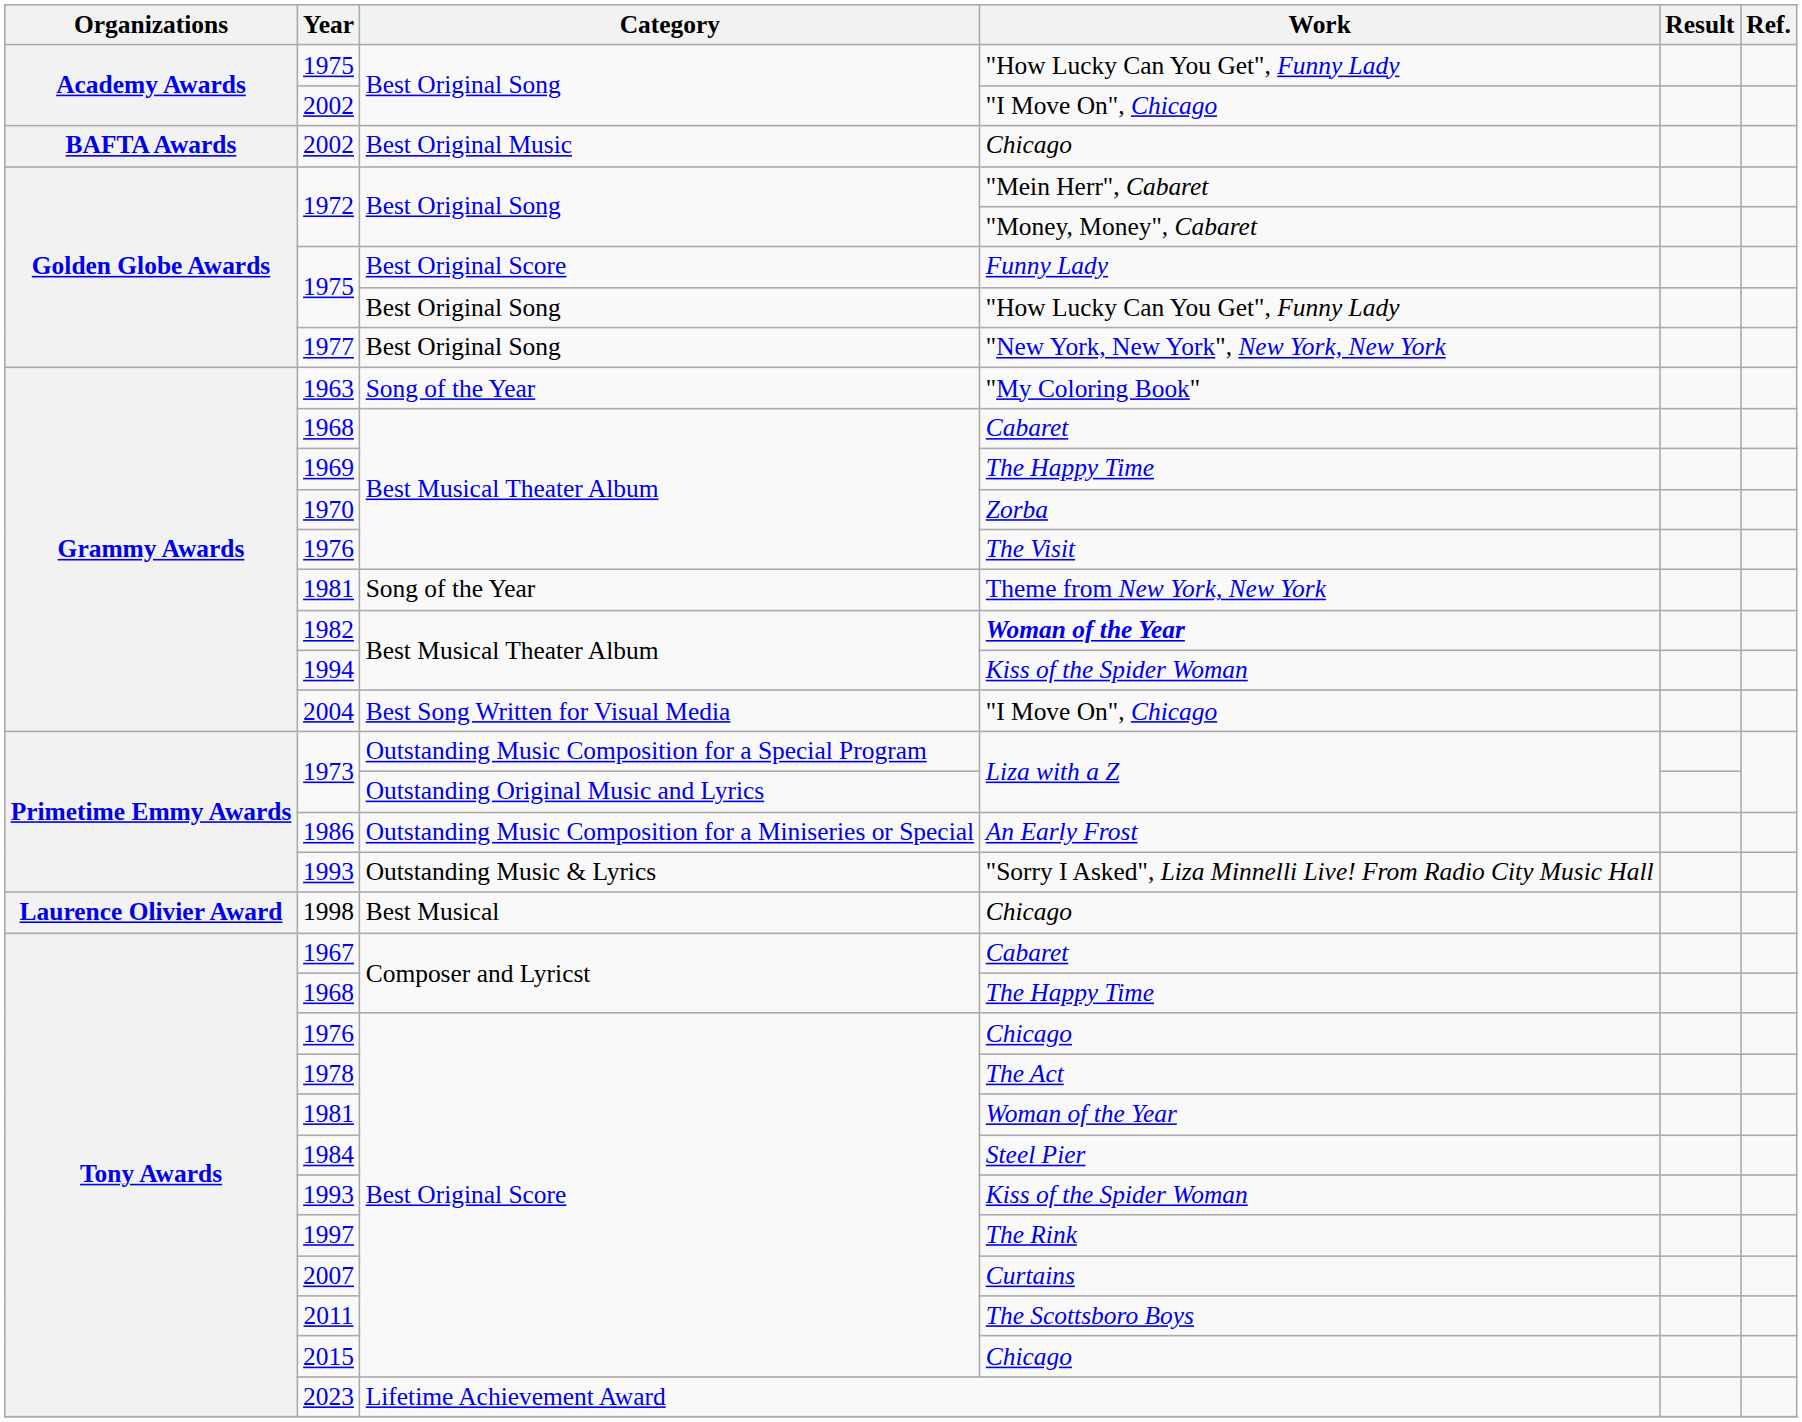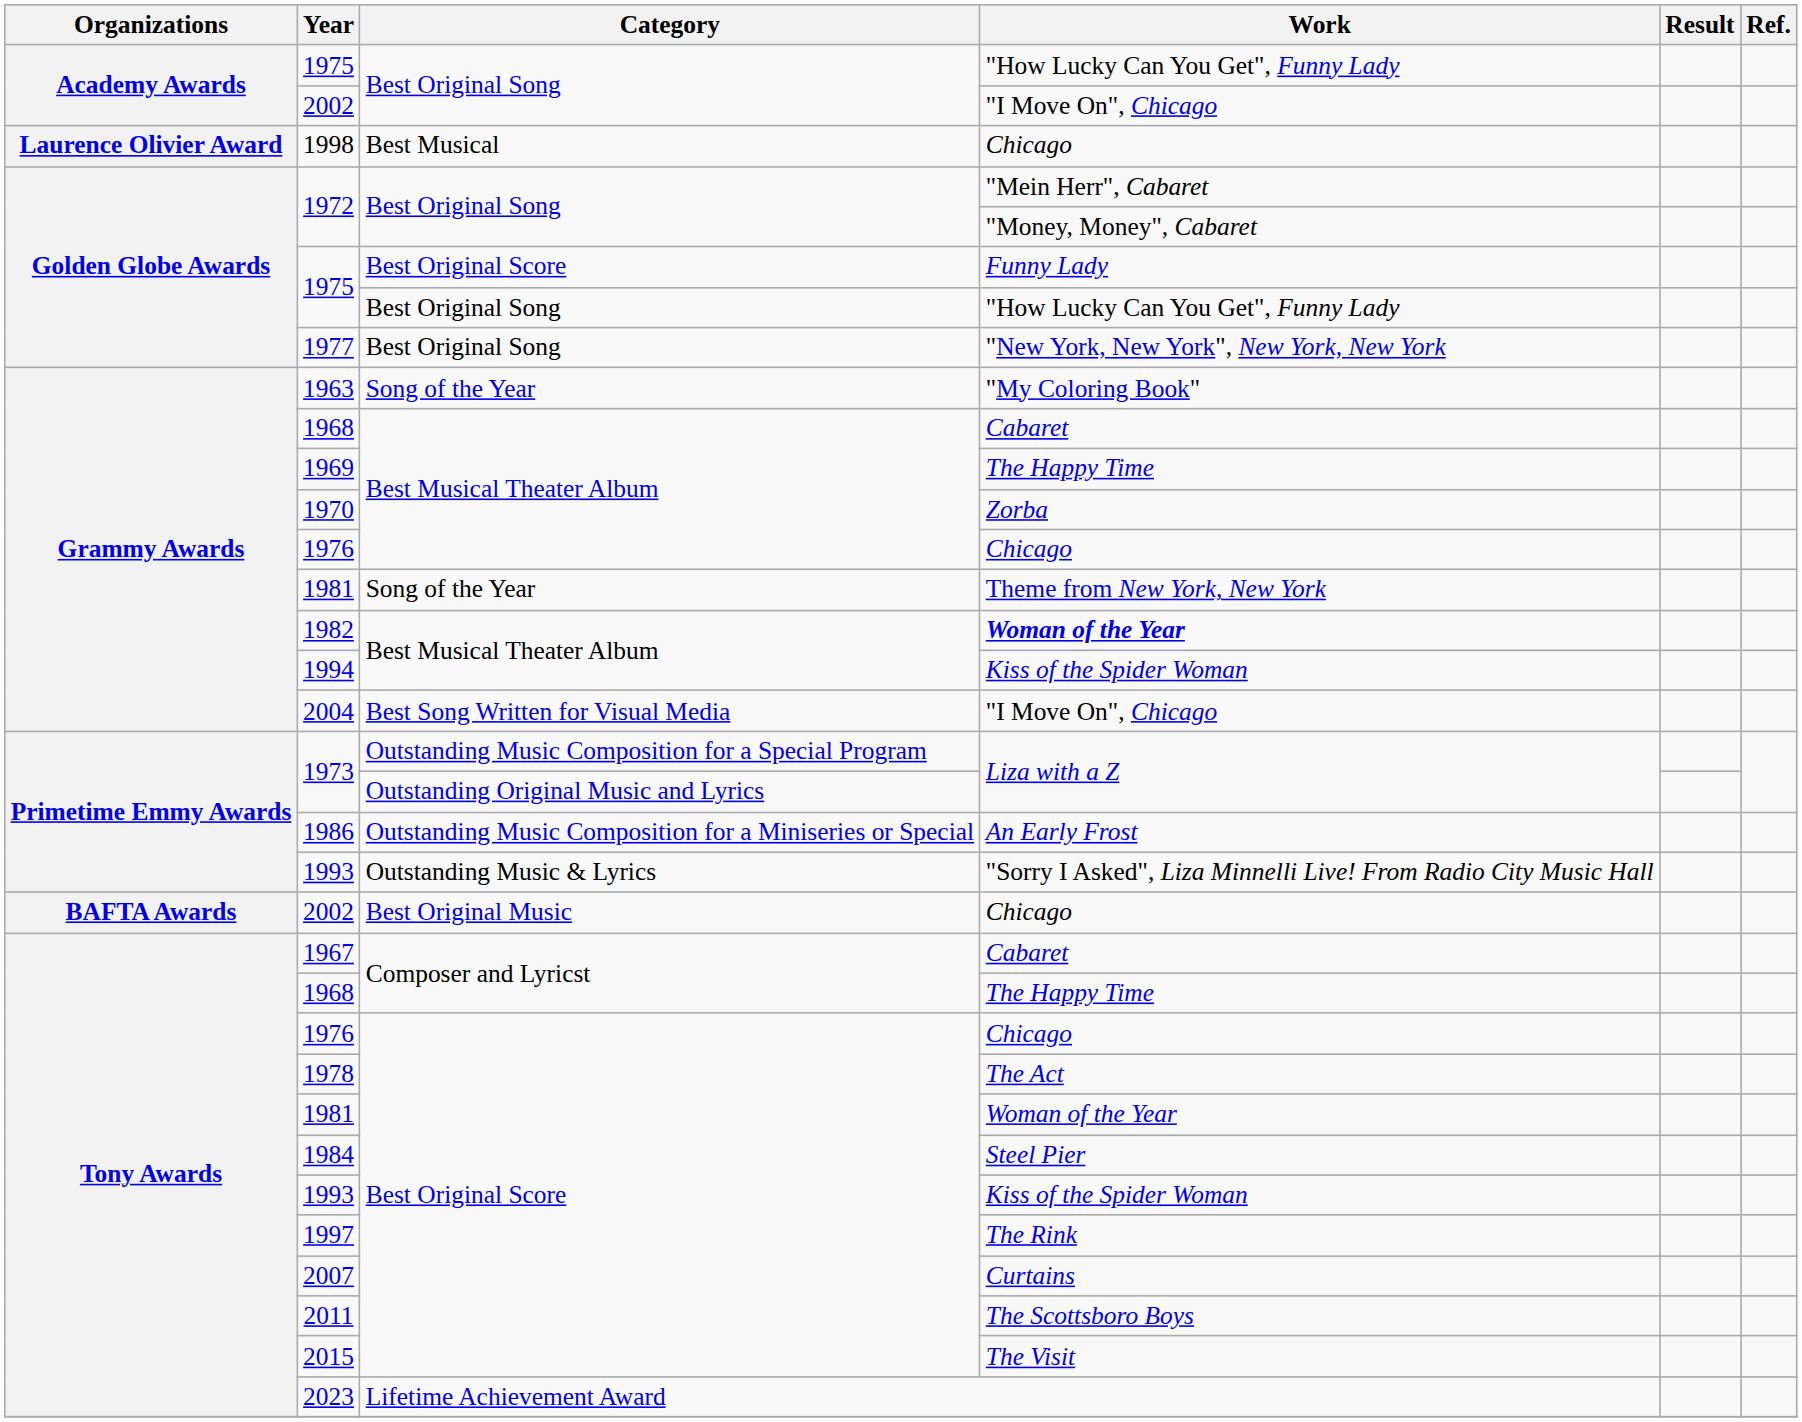rows swapped: (329, 145) <-> (329, 912)
(1030, 549) The Visit -> (1029, 549) Chicago
(1029, 1356) Chicago -> (1030, 1356) The Visit
